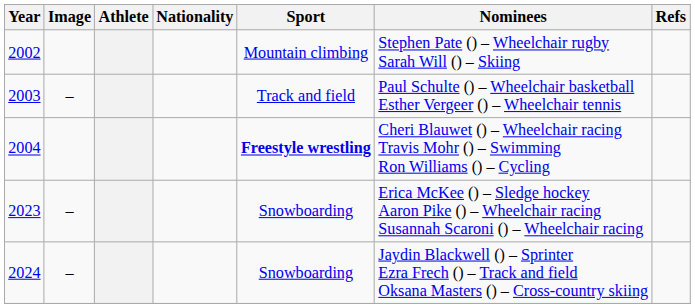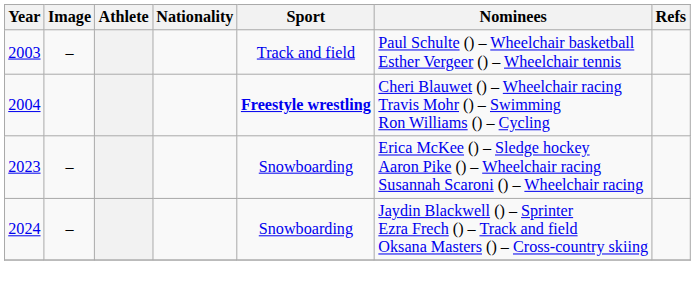- row: (24, 52)
